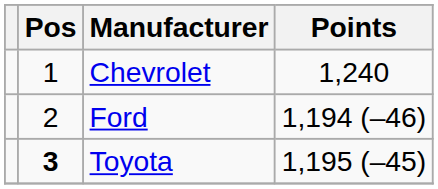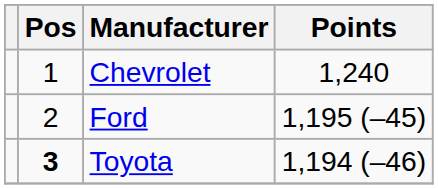(354, 117) 1,194 (–46) -> (354, 117) 1,195 (–45)
(354, 162) 1,195 (–45) -> (354, 162) 1,194 (–46)
